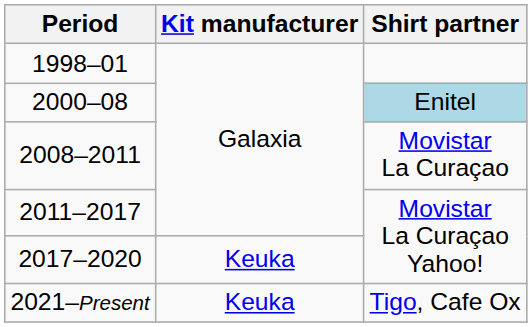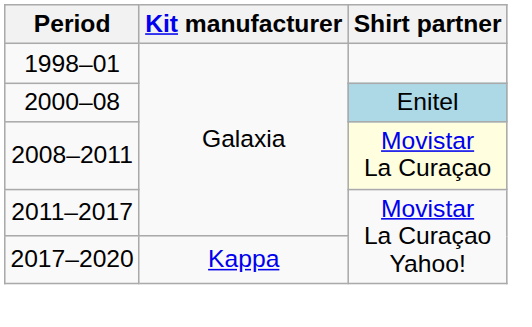(445, 155) no background -> (428, 155) lightyellow background
(260, 259) Keuka -> (244, 259) Kappa
- row: (80, 302)
